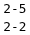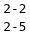rows swapped: (15, 8) <-> (15, 27)
